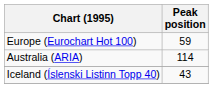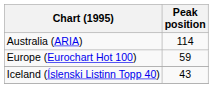rows swapped: (45, 58) <-> (72, 41)
